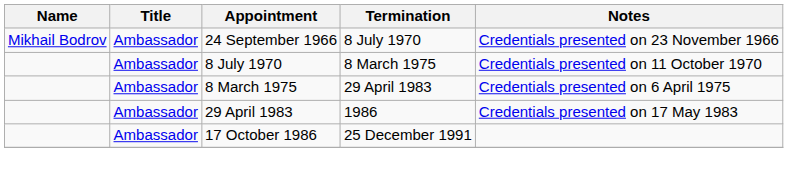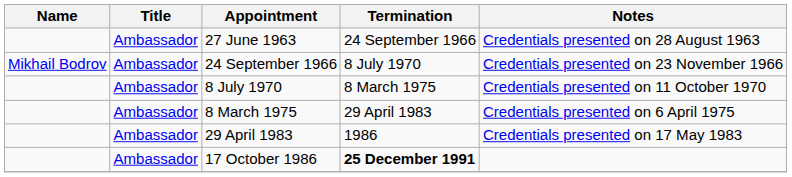+ row: (250, 40)
(408, 135) normal -> (410, 159) bold
